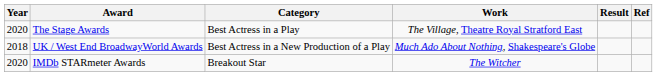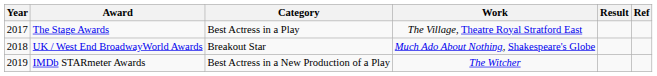(17, 29) 2020 -> (17, 29) 2017
(299, 46) Best Actress in a New Production of a Play -> (237, 46) Breakout Star
(17, 63) 2020 -> (17, 63) 2019
(237, 63) Breakout Star -> (299, 63) Best Actress in a New Production of a Play
